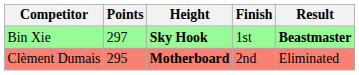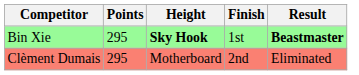(117, 37) 297 -> (117, 37) 295
(190, 59) bold -> (186, 59) normal
